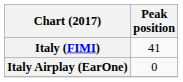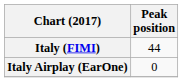(154, 47) 41 -> (154, 47) 44
